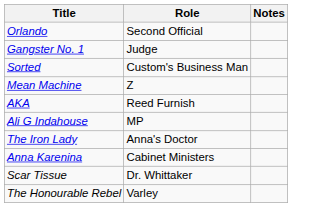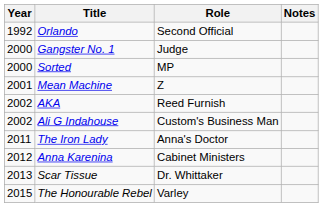+ column: (20, 13)
(187, 67) Custom's Business Man -> (166, 67) MP
(135, 121) MP -> (218, 121) Custom's Business Man
